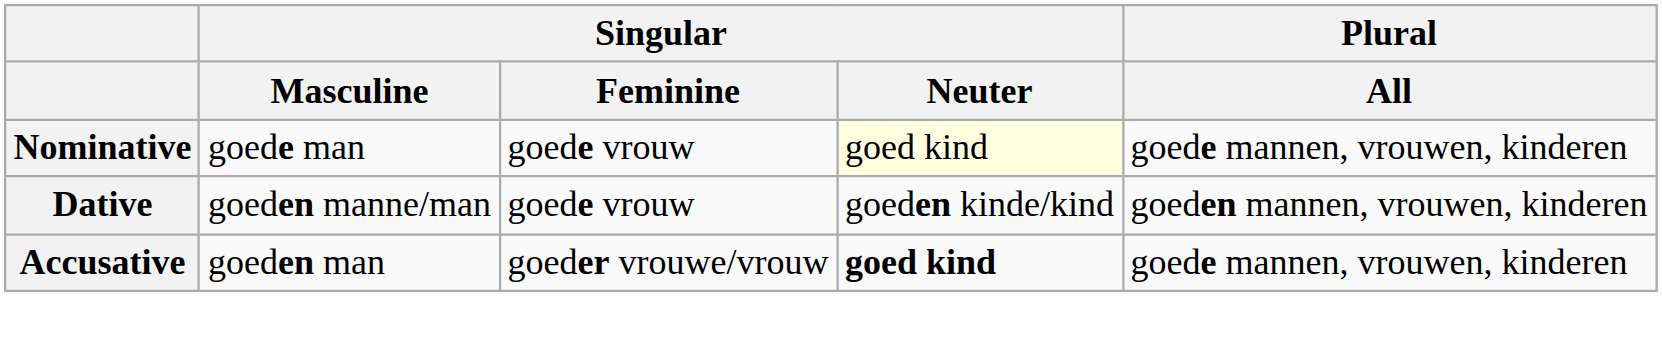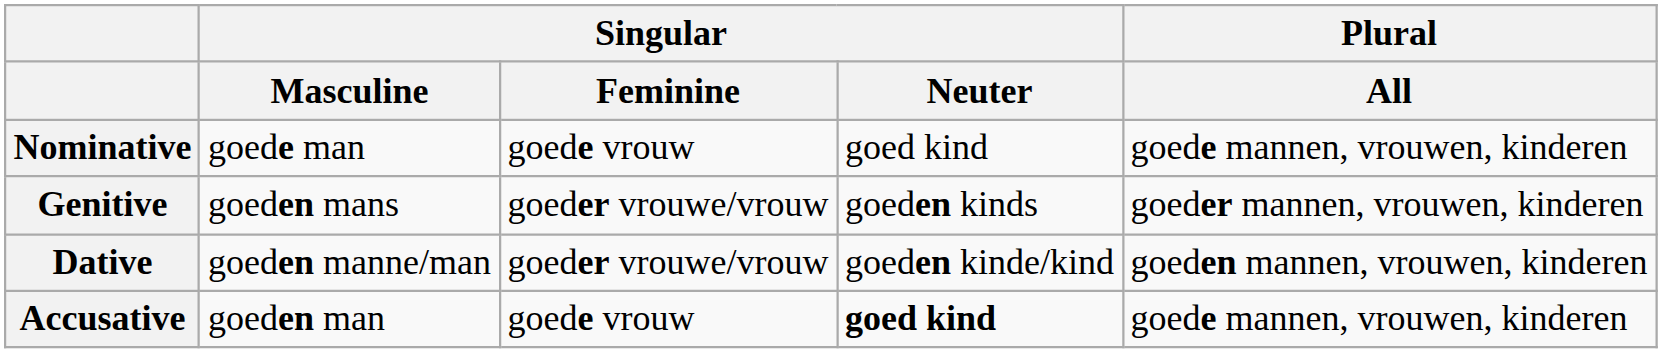(917, 147) lightyellow background -> (917, 147) no background
+ row: (102, 204)
(601, 204) goede vrouw -> (668, 261) goeder vrouwe/vrouw
(668, 261) goeder vrouwe/vrouw -> (601, 318) goede vrouw
